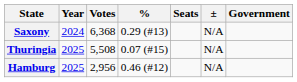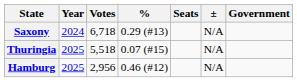(103, 31) 6,368 -> (103, 31) 6,718
(103, 49) 5,508 -> (103, 49) 5,518
